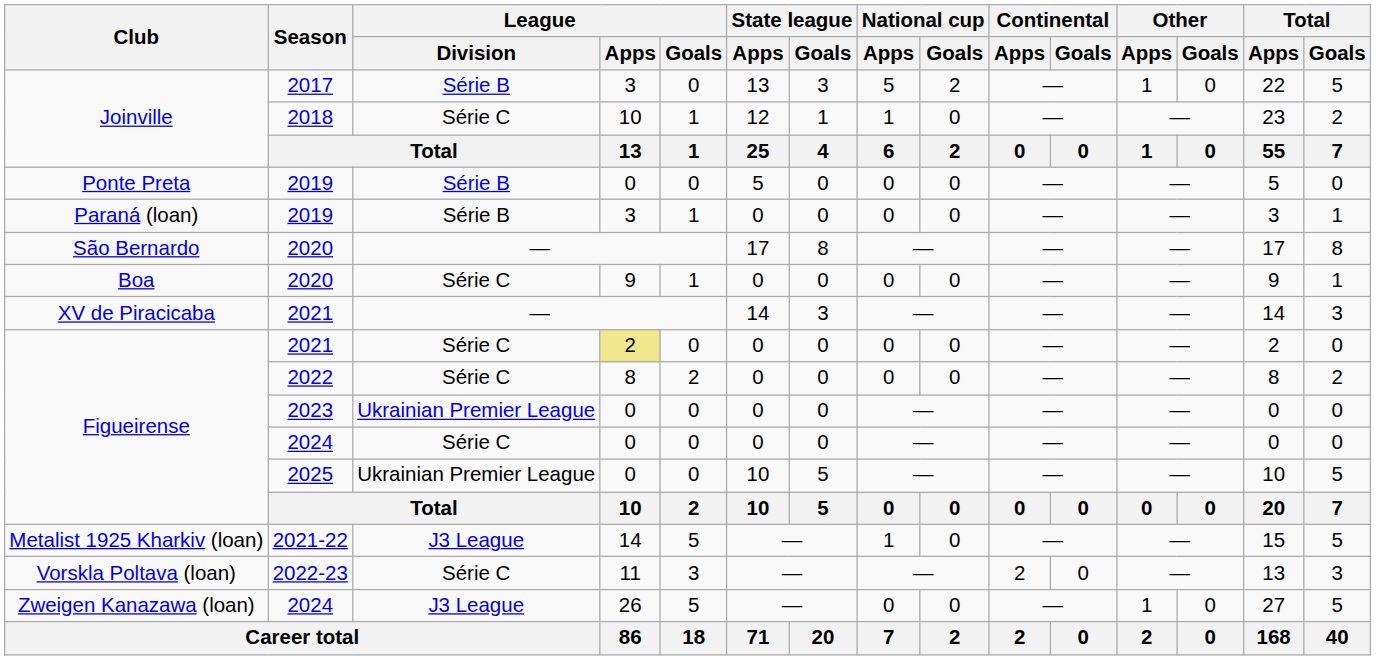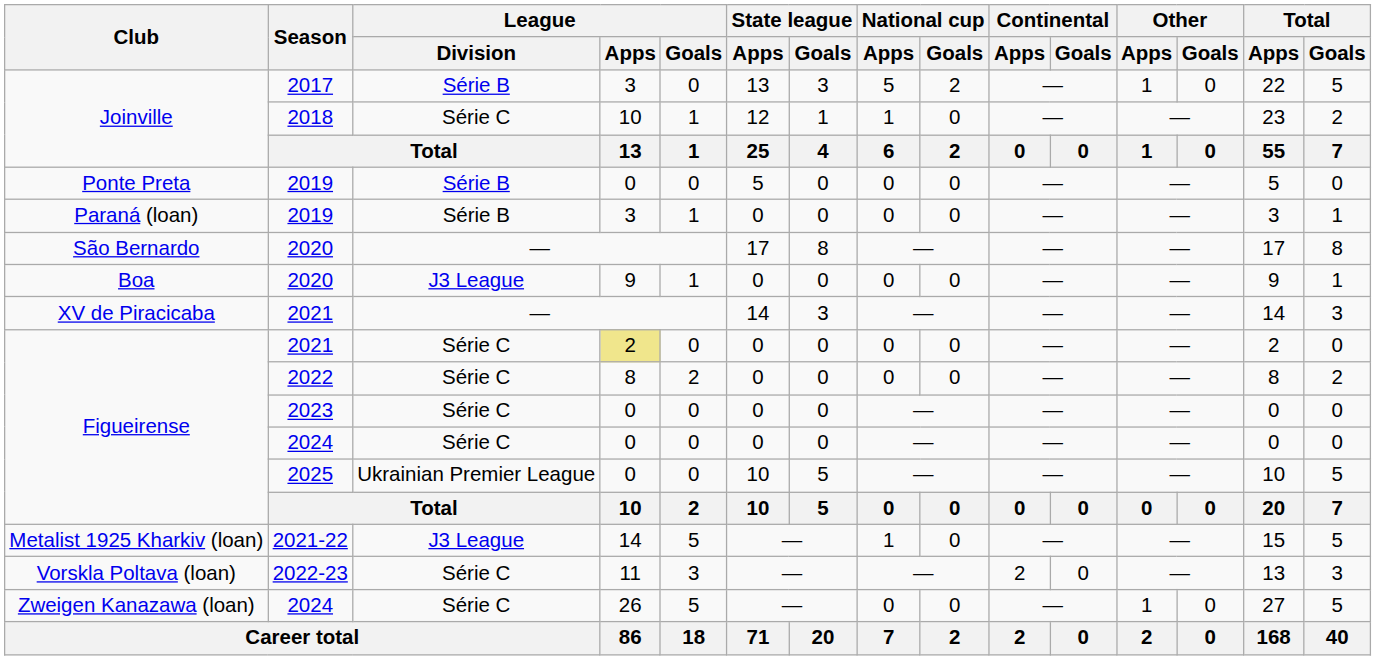(476, 280) Série C -> (476, 280) J3 League
(476, 410) Ukrainian Premier League -> (476, 410) Série C
(476, 605) J3 League -> (476, 605) Série C
